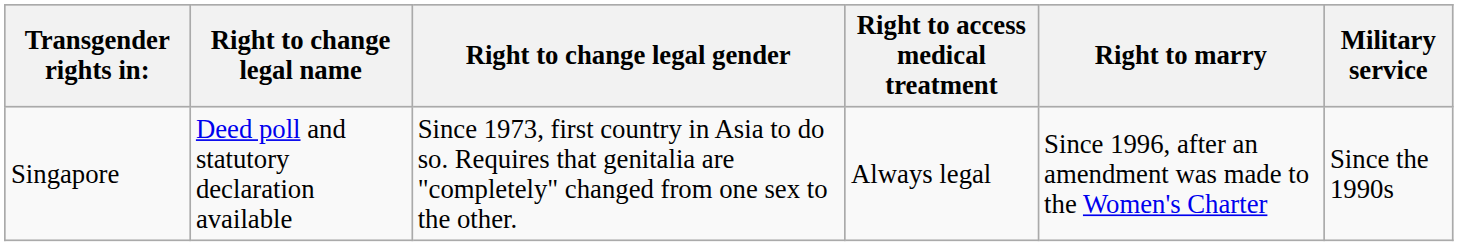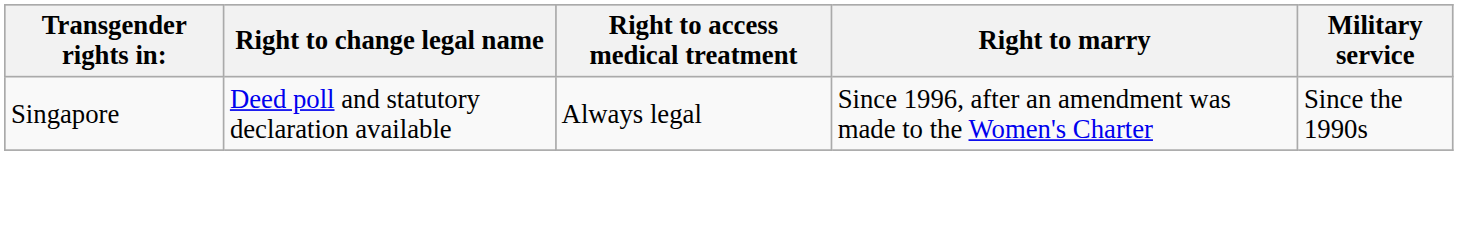- column: (628, 55)
